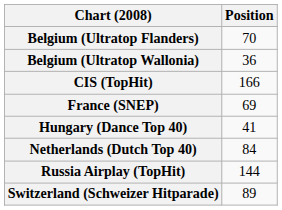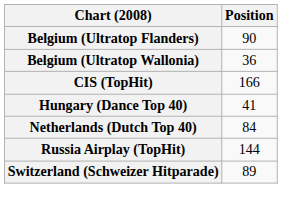(249, 37) 70 -> (249, 37) 90
- row: (113, 104)
